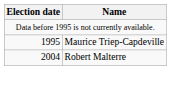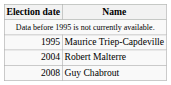+ row: (92, 73)
